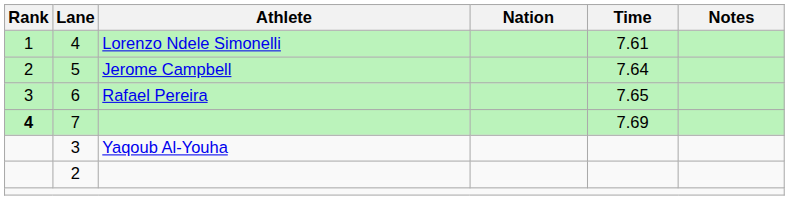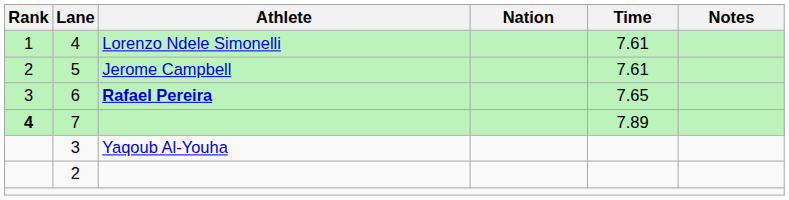(633, 69) 7.64 -> (633, 69) 7.61
(155, 95) normal -> (157, 95) bold
(633, 122) 7.69 -> (633, 122) 7.89
